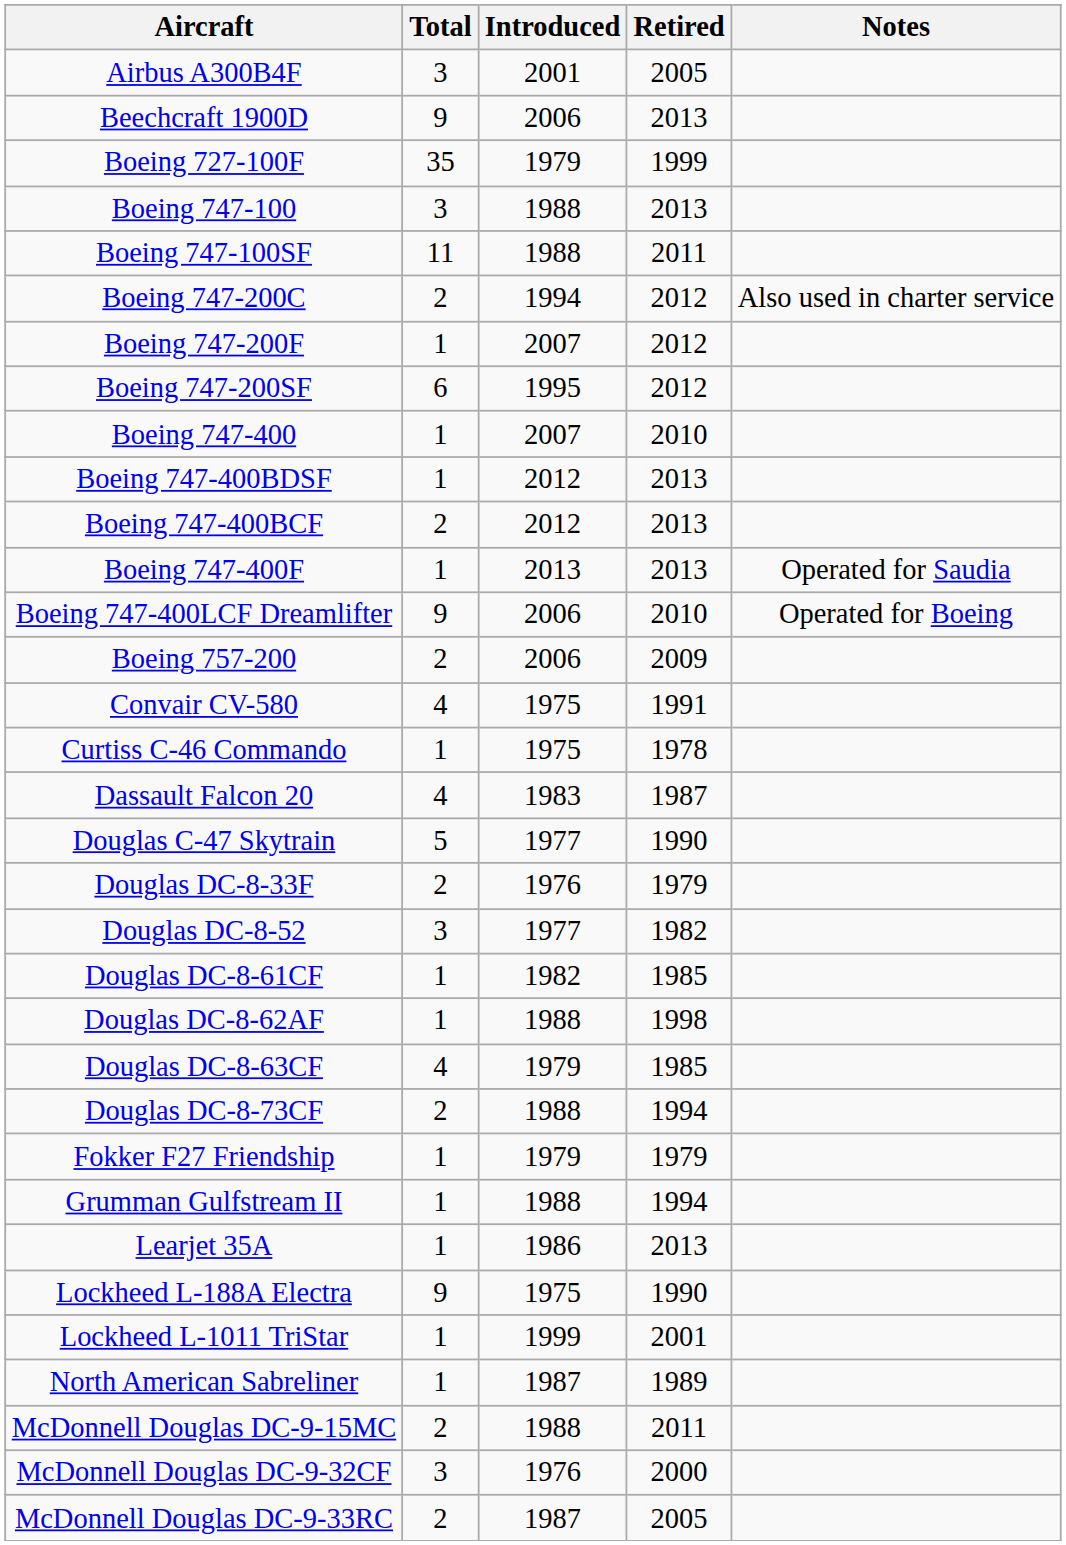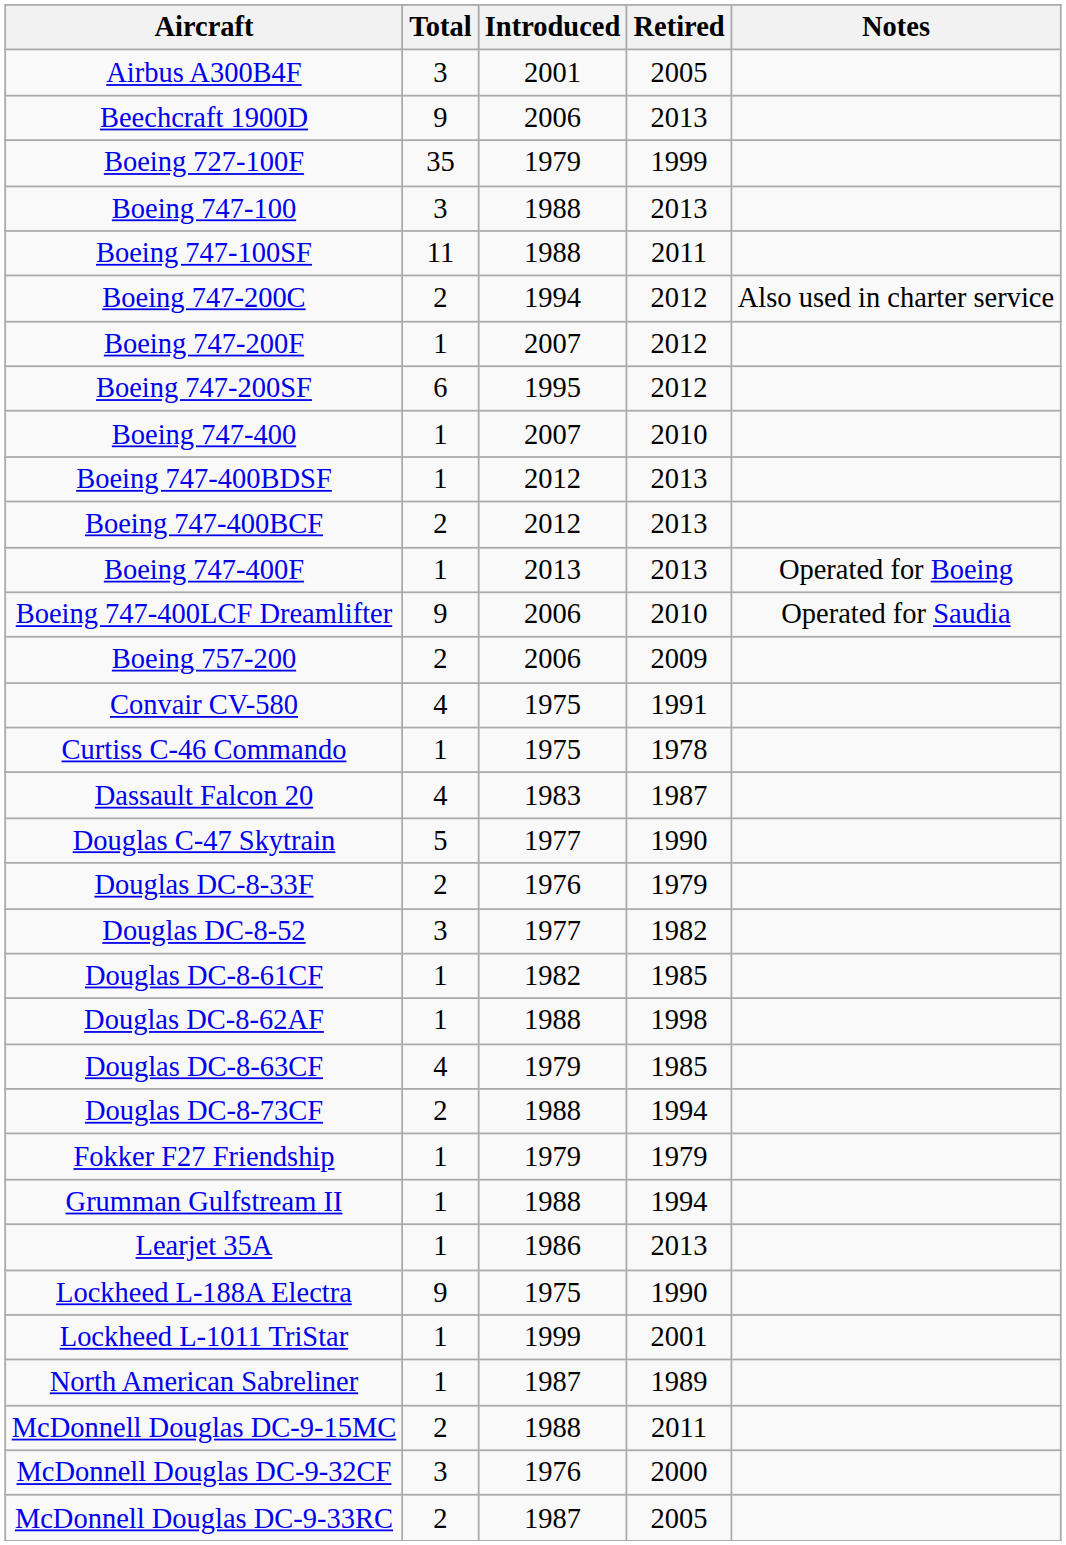(896, 569) Operated for Saudia -> (896, 569) Operated for Boeing
(896, 614) Operated for Boeing -> (896, 614) Operated for Saudia
